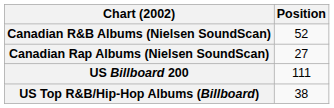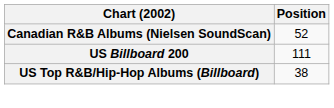- row: (139, 53)
